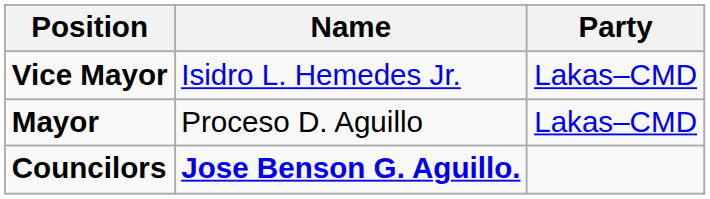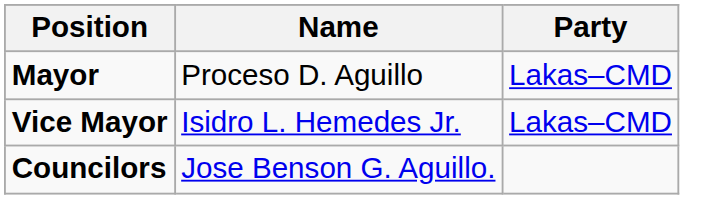rows swapped: (55, 121) <-> (90, 74)
(351, 168) bold -> (338, 168) normal
